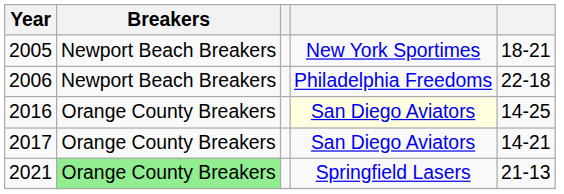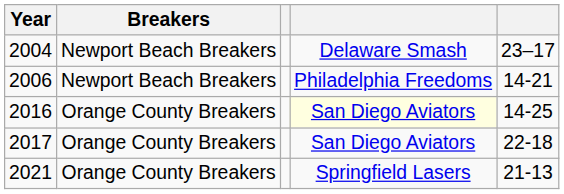+ row: (31, 50)
- row: (31, 50)
(526, 81) 22-18 -> (528, 81) 14-21
(526, 142) 14-21 -> (528, 142) 22-18
(169, 173) lightgreen background -> (169, 173) no background
